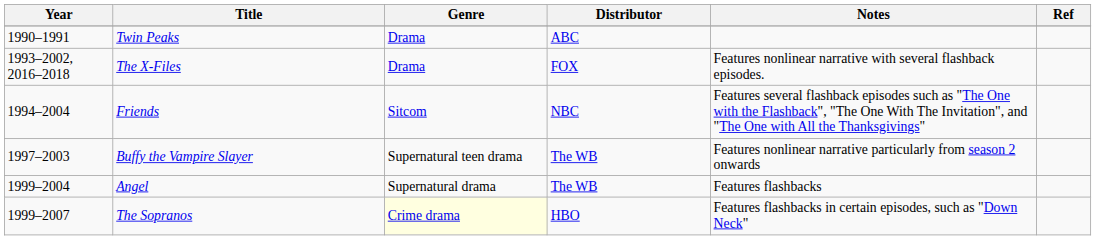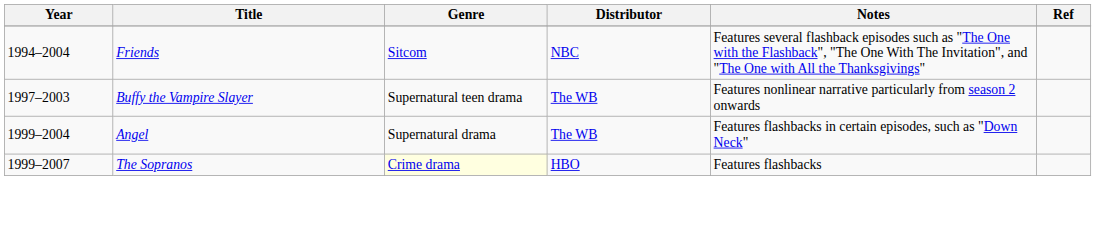- row: (148, 37)
- row: (149, 66)
(768, 186) Features flashbacks -> (865, 135) Features flashbacks in certain episodes, such as "Down Neck"
(865, 216) Features flashbacks in certain episodes, such as "Down Neck" -> (768, 164) Features flashbacks
